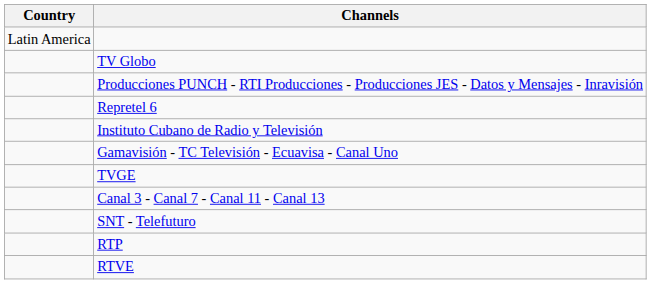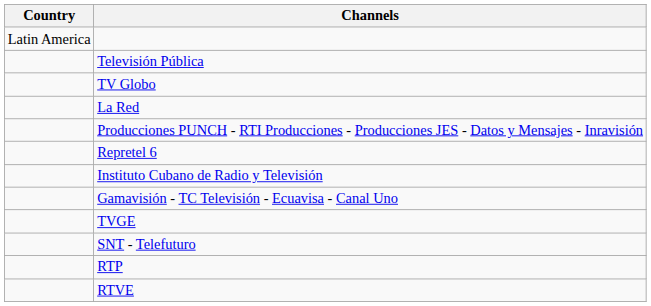+ row: (150, 61)
+ row: (118, 107)
- row: (211, 198)
